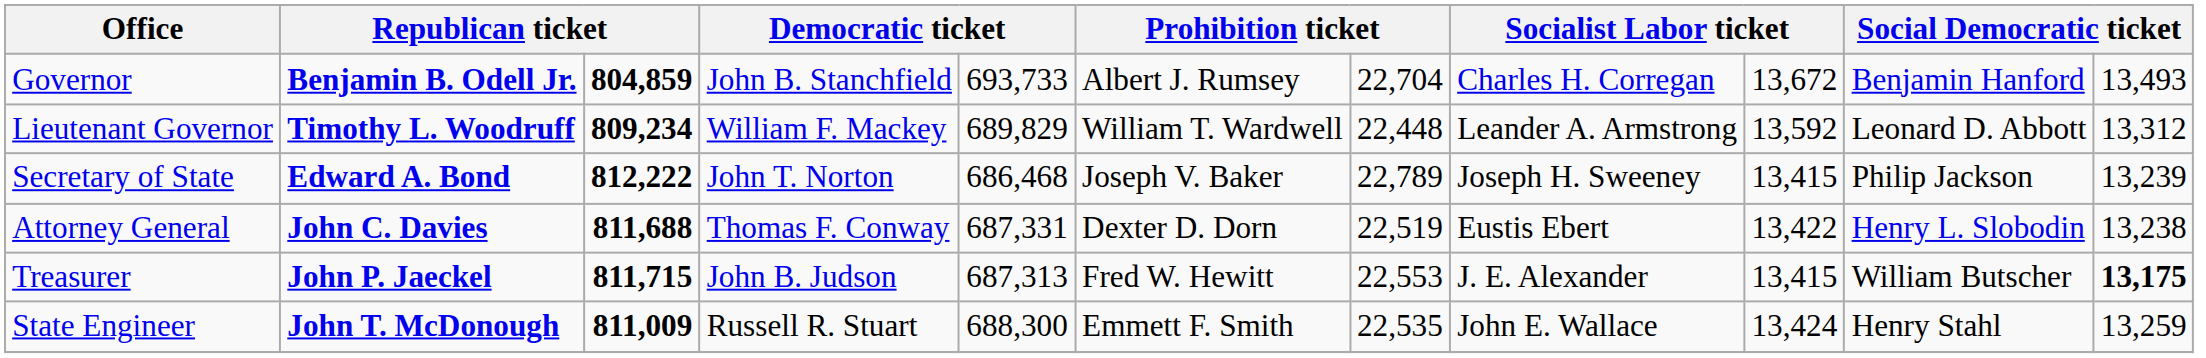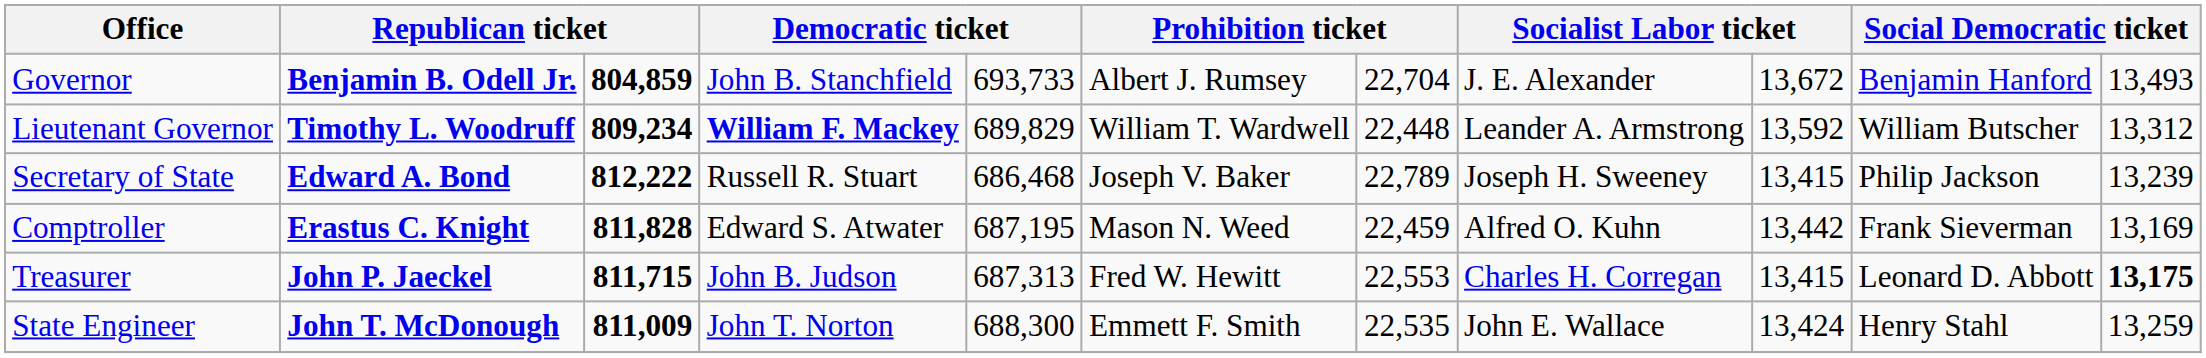(1586, 78) Charles H. Corregan -> (1559, 78) J. E. Alexander
(827, 128) normal -> (833, 128) bold
(1969, 128) Leonard D. Abbott -> (1968, 128) William Butscher
(800, 177) John T. Norton -> (812, 177) Russell R. Stuart
+ row: (88, 227)
- row: (121, 227)
(1552, 276) J. E. Alexander -> (1593, 276) Charles H. Corregan
(1961, 276) William Butscher -> (1976, 276) Leonard D. Abbott
(812, 326) Russell R. Stuart -> (800, 326) John T. Norton
